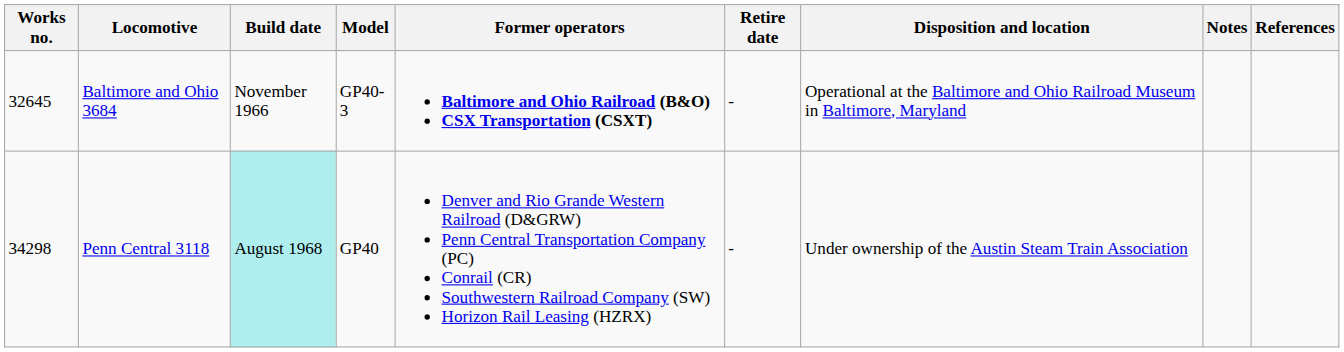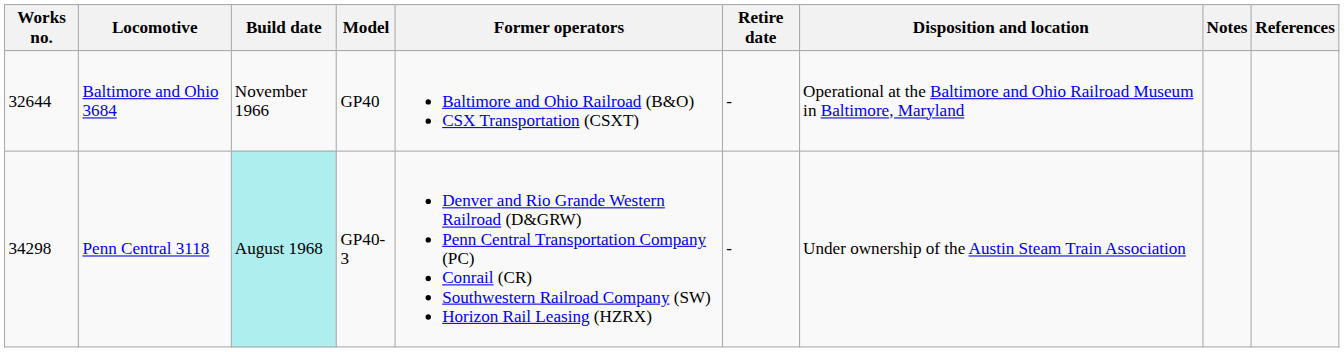(30, 100) 32645 -> (30, 100) 32644
(362, 100) GP40-3 -> (360, 100) GP40
(560, 111) bold -> (559, 111) normal
(359, 248) GP40 -> (363, 248) GP40-3
